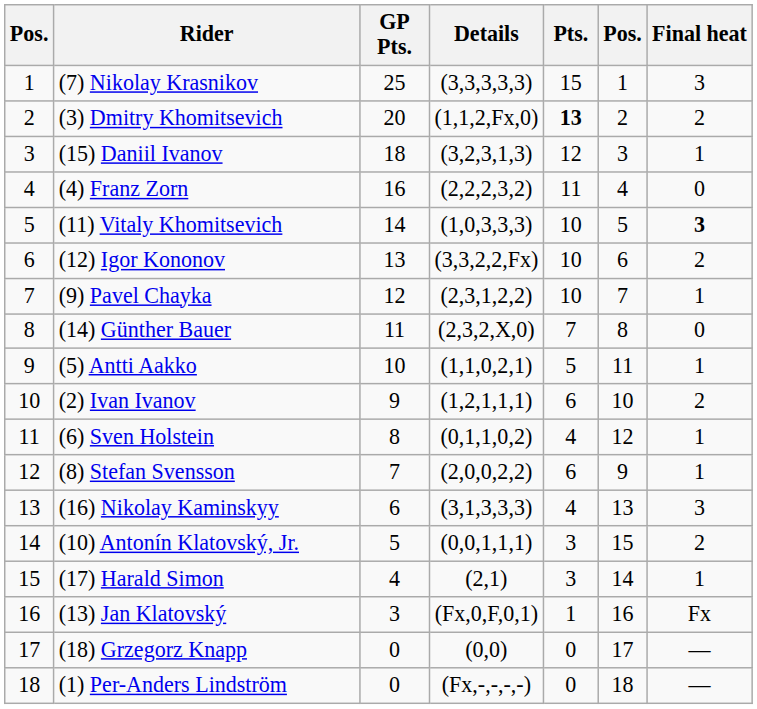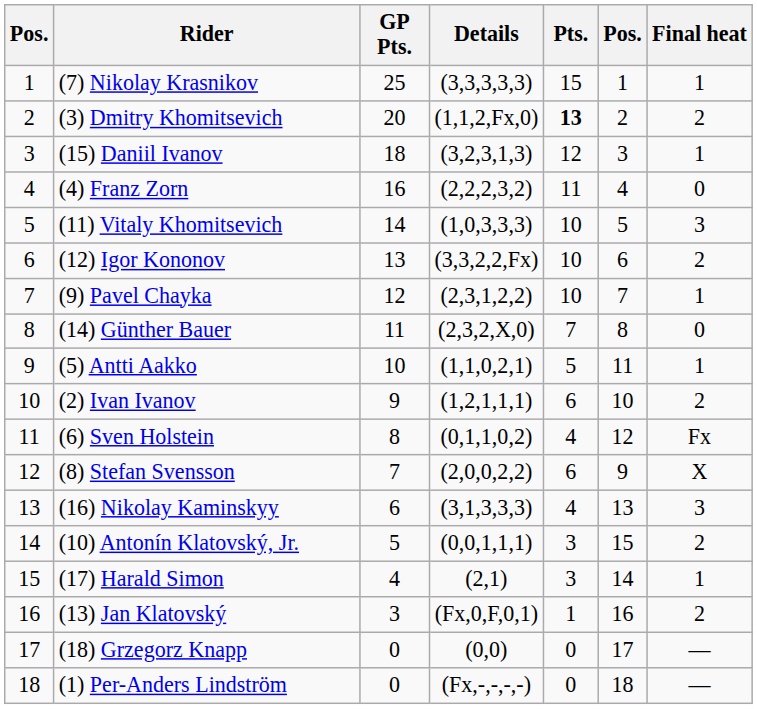(699, 82) 3 -> (699, 82) 1
(699, 224) bold -> (699, 224) normal
(699, 436) 1 -> (699, 436) Fx
(699, 472) 1 -> (699, 472) X
(699, 614) Fx -> (699, 614) 2
